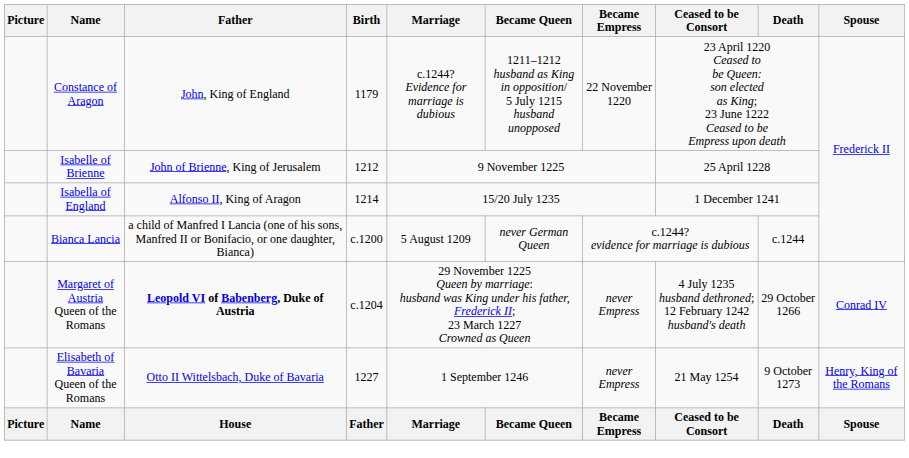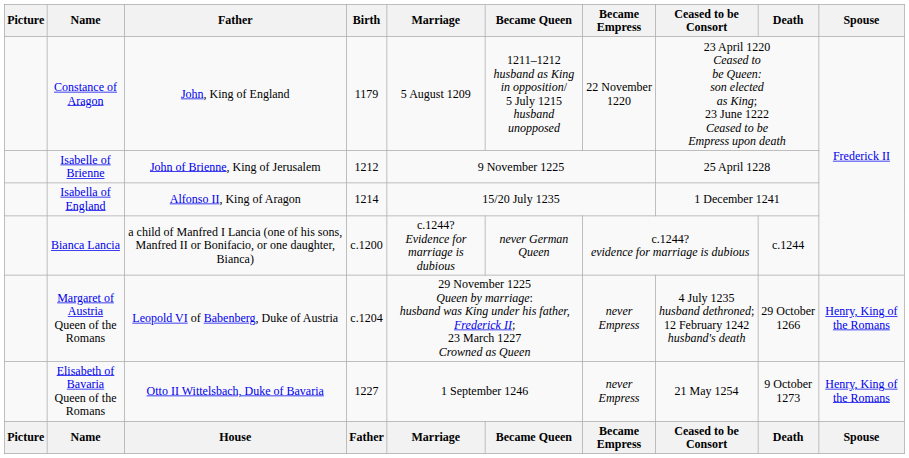(436, 93) c.1244? Evidence for marriage is dubious -> (436, 93) 5 August 1209
(436, 238) 5 August 1209 -> (436, 245) c.1244? Evidence for marriage is dubious
(235, 304) bold -> (235, 318) normal
(861, 304) Conrad IV -> (861, 318) Henry, King of the Romans
